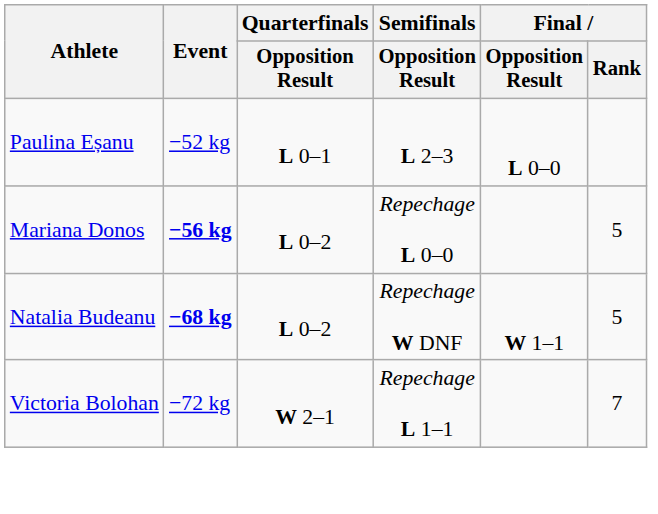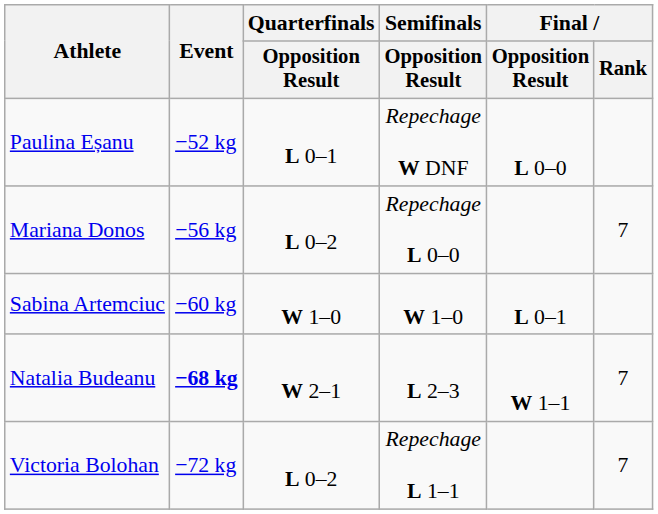(427, 155) L 2–3 -> (433, 142) Repechage W DNF
(200, 229) bold -> (206, 229) normal
(617, 229) 5 -> (623, 229) 7
+ row: (87, 304)
(305, 329) L 0–2 -> (311, 391) W 2–1
(427, 316) Repechage W DNF -> (433, 391) L 2–3
(617, 316) 5 -> (623, 378) 7
(305, 416) W 2–1 -> (311, 478) L 0–2
